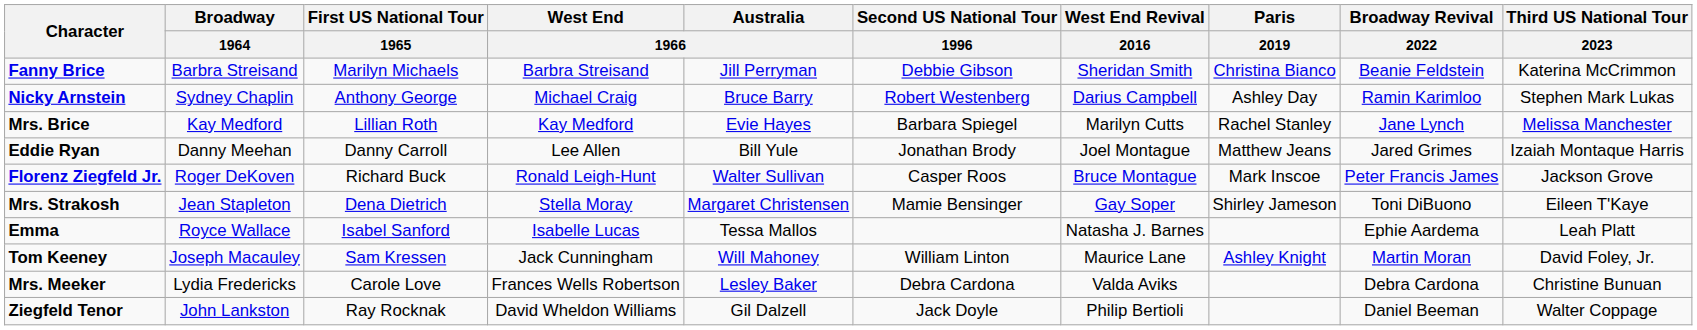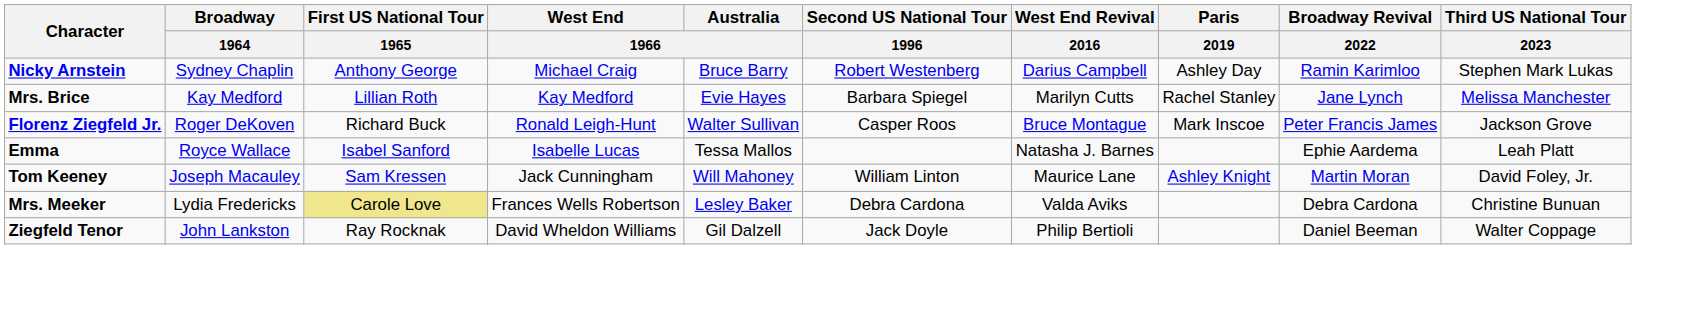- row: (56, 71)
- row: (54, 151)
- row: (64, 204)
(396, 284) no background -> (396, 204) khaki background
